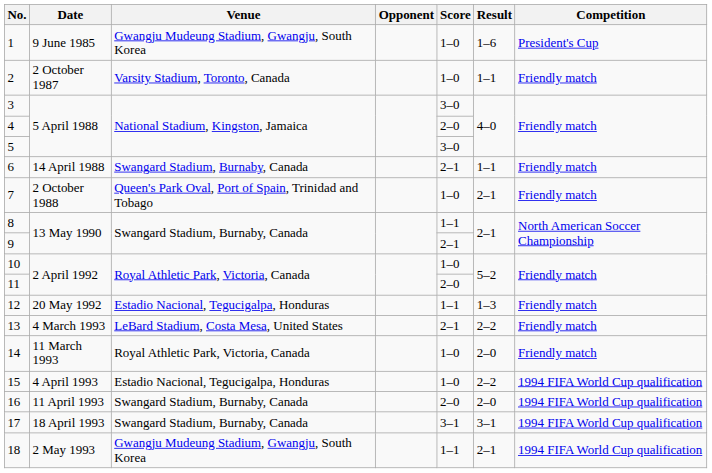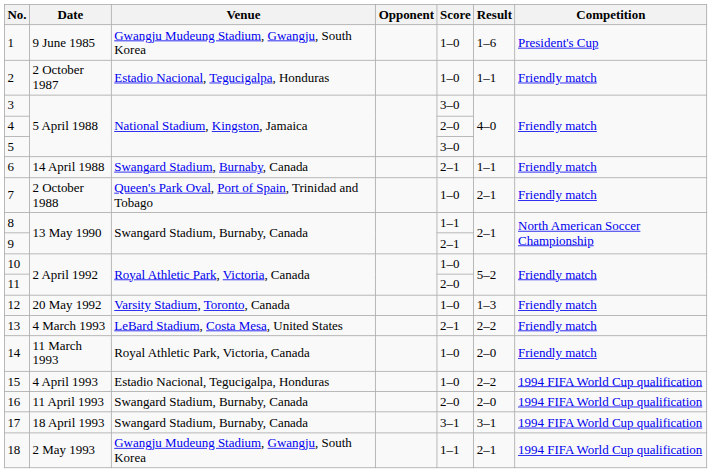(202, 77) Varsity Stadium, Toronto, Canada -> (222, 77) Estadio Nacional, Tegucigalpa, Honduras
(222, 305) Estadio Nacional, Tegucigalpa, Honduras -> (202, 305) Varsity Stadium, Toronto, Canada
(450, 305) 1–1 -> (450, 305) 1–0
